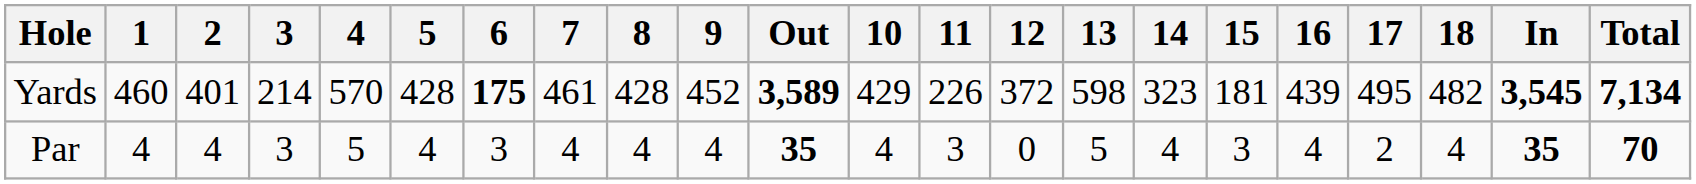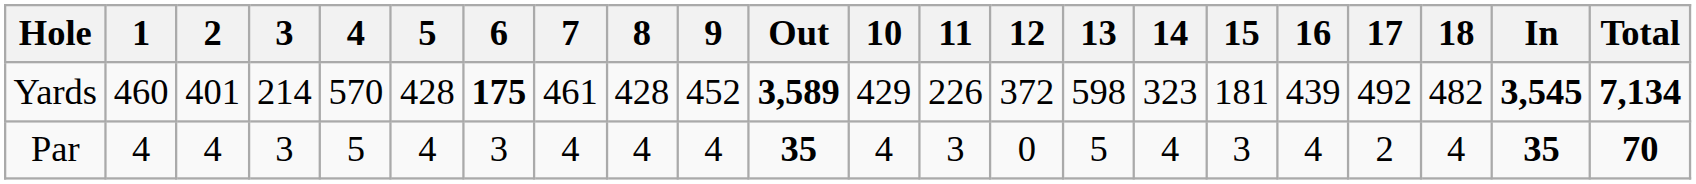(1385, 91) 495 -> (1385, 91) 492
